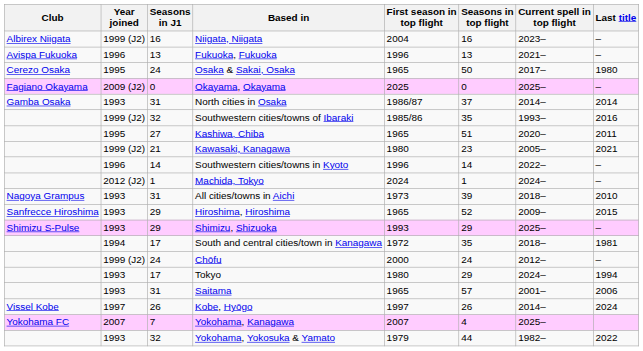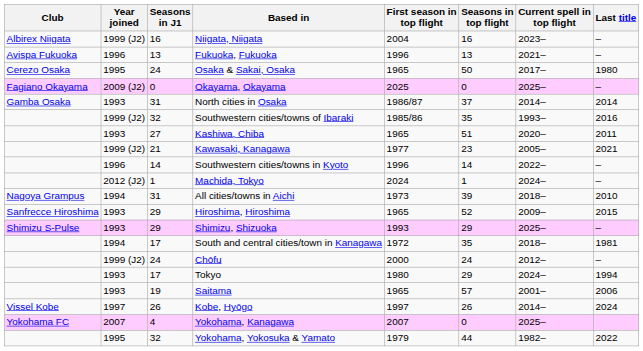(114, 133) 1995 -> (114, 133) 1993
(398, 149) 1980 -> (398, 149) 1977
(114, 196) 1993 -> (114, 196) 1994
(155, 290) 31 -> (155, 290) 19
(152, 322) 7 -> (152, 322) 4
(464, 322) 4 -> (464, 322) 0
(114, 338) 1993 -> (114, 338) 1995
